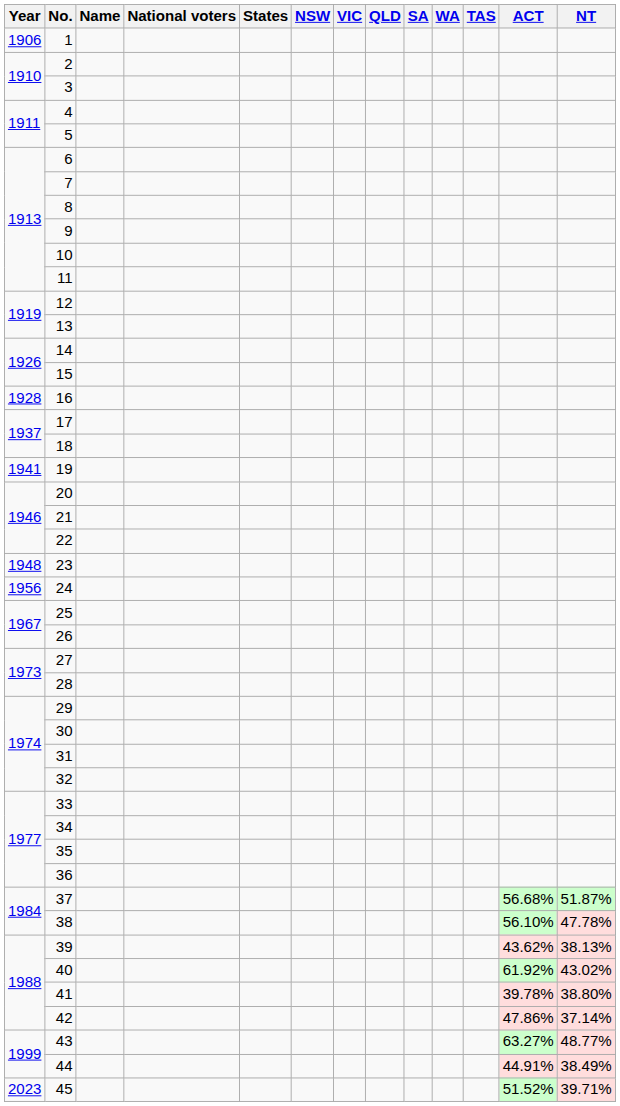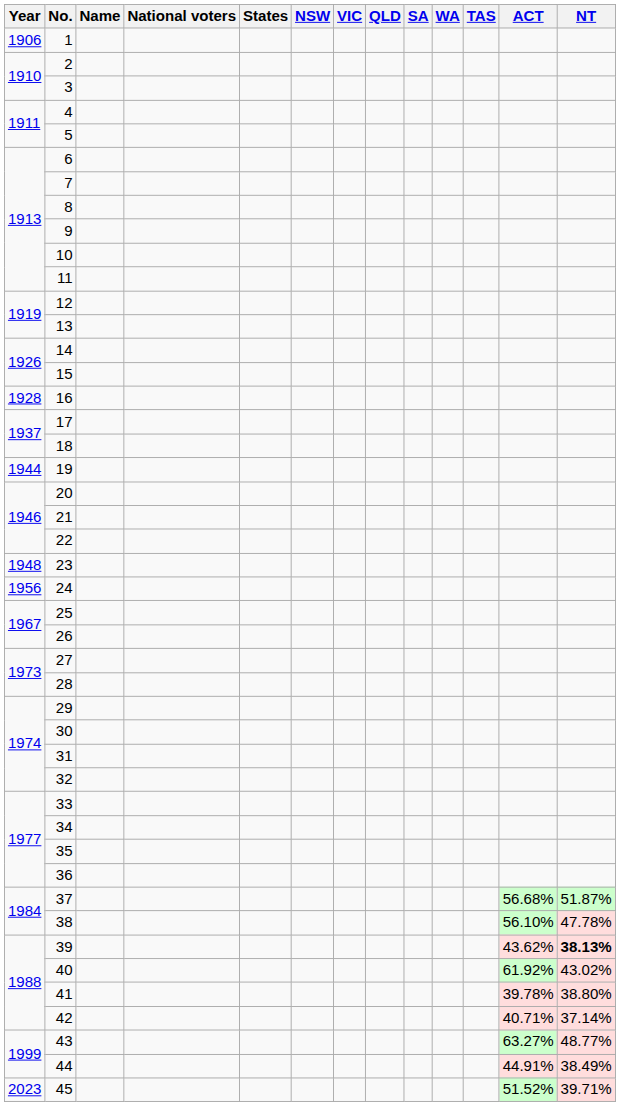(25, 469) 1941 -> (25, 469) 1944
(586, 946) normal -> (586, 946) bold
(528, 1018) 47.86% -> (528, 1018) 40.71%
